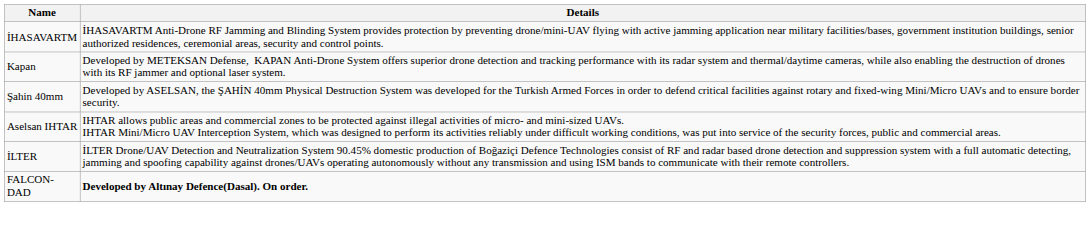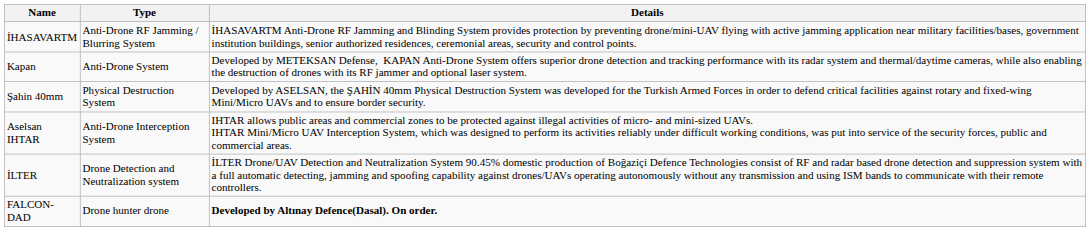+ column: (144, 13)
